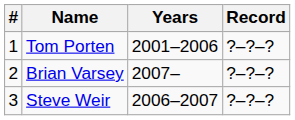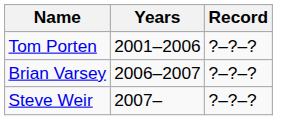- column: (13, 18)
(156, 73) 2007– -> (157, 73) 2006–2007
(175, 100) 2006–2007 -> (138, 100) 2007–
